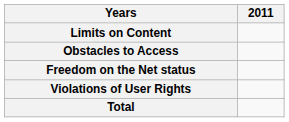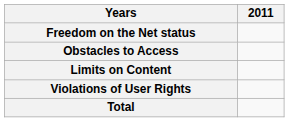rows swapped: (121, 70) <-> (121, 32)
